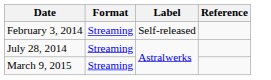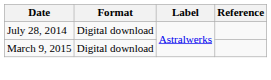- row: (45, 30)
(110, 48) Streaming -> (115, 30) Digital download
(110, 65) Streaming -> (115, 48) Digital download
